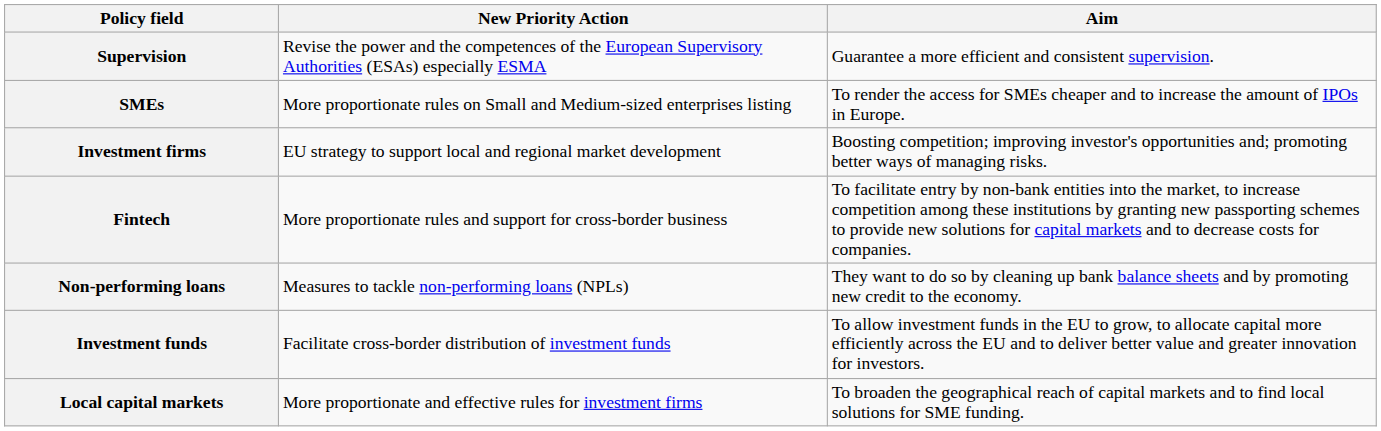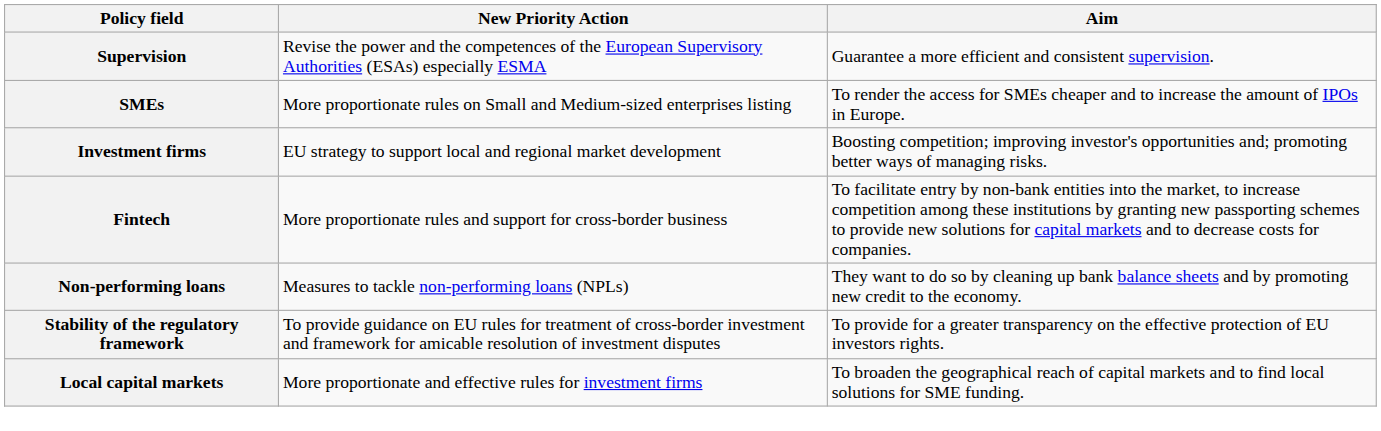- row: (142, 344)
+ row: (142, 334)
